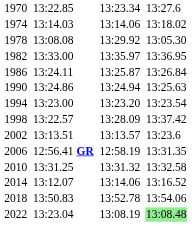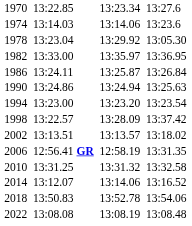(166, 24) 13:18.02 -> (163, 24) 13:23.6
(53, 40) 13:08.08 -> (53, 40) 13:23.04
(163, 135) 13:23.6 -> (166, 135) 13:18.02
(53, 214) 13:23.04 -> (53, 214) 13:08.08
(166, 214) lightgreen background -> (166, 214) no background
